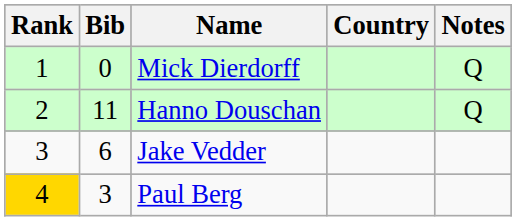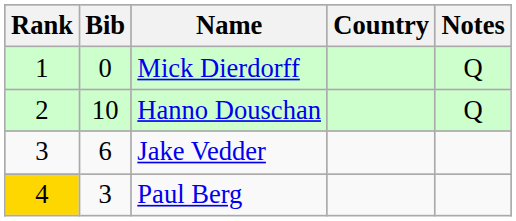(105, 109) 11 -> (105, 109) 10
